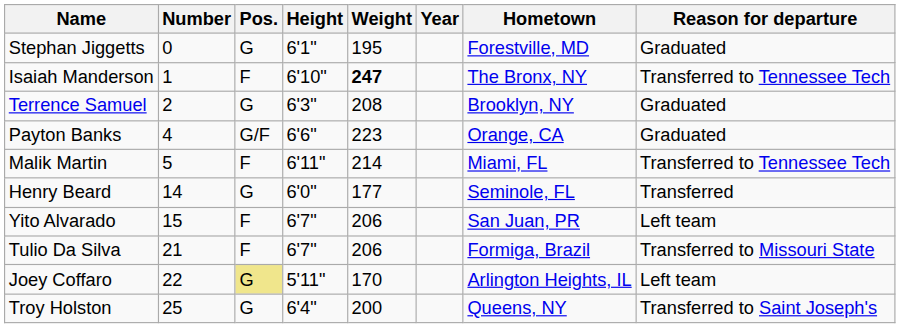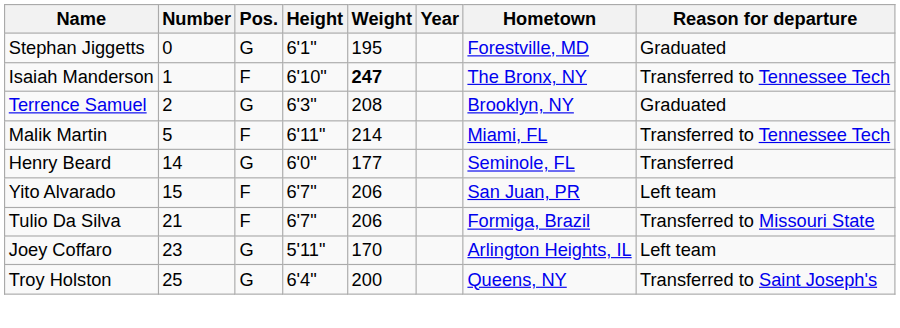- row: (65, 134)
(172, 279) 22 -> (172, 250) 23
(247, 279) khaki background -> (247, 250) no background
